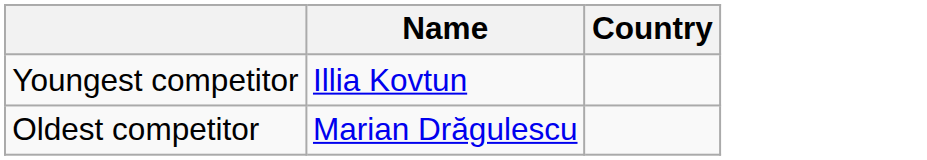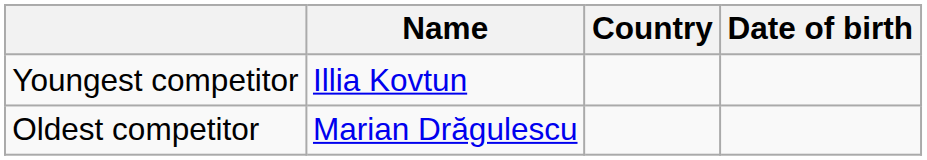+ column: (820, 29)
